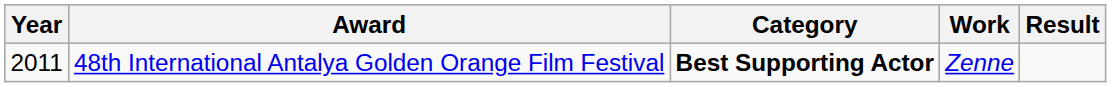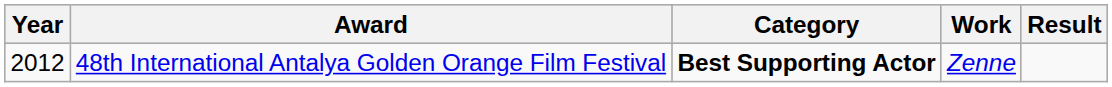(37, 63) 2011 -> (37, 63) 2012
